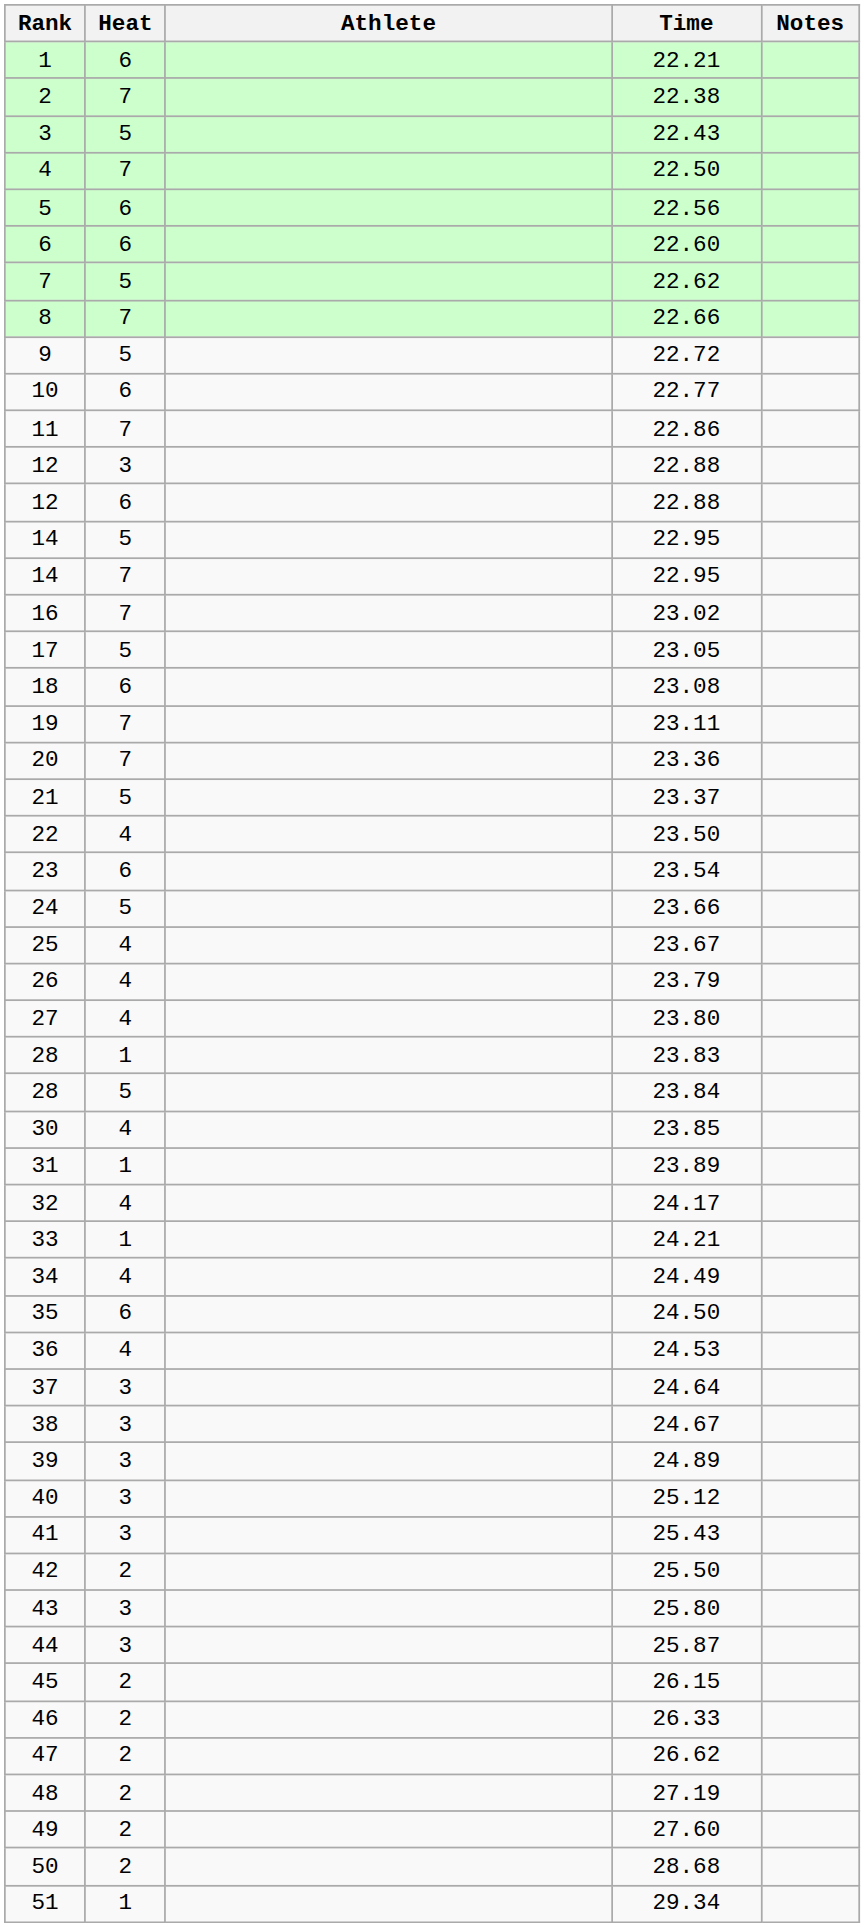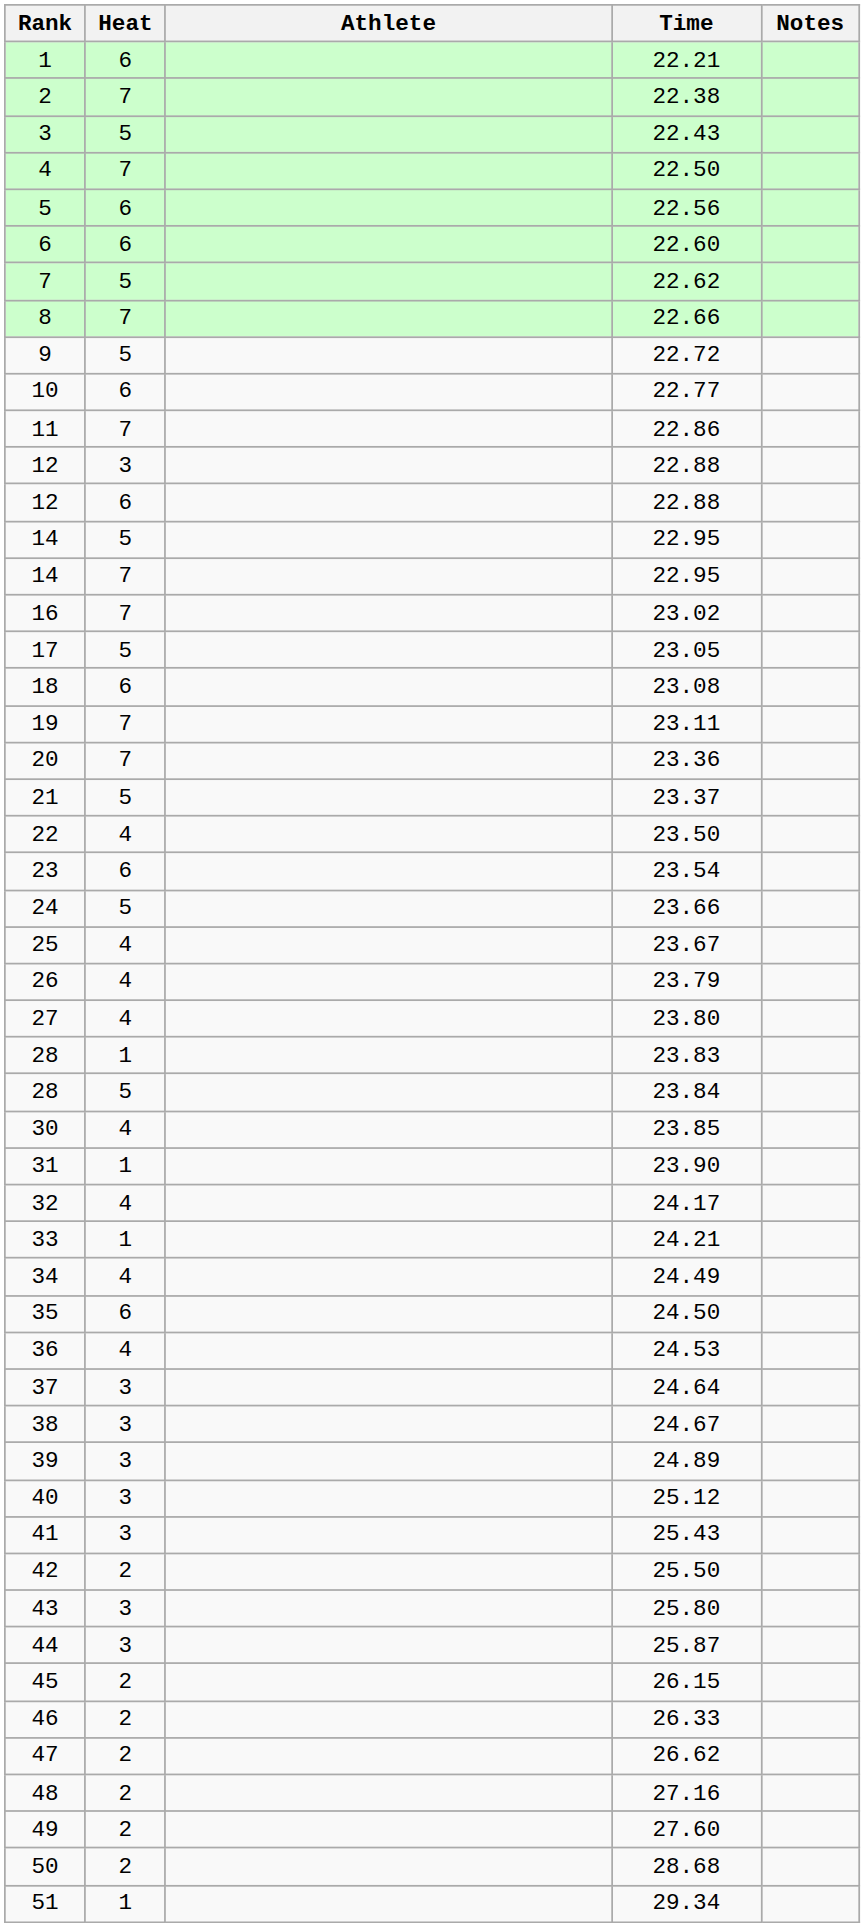(686, 1166) 23.89 -> (686, 1166) 23.90
(686, 1793) 27.19 -> (686, 1793) 27.16
